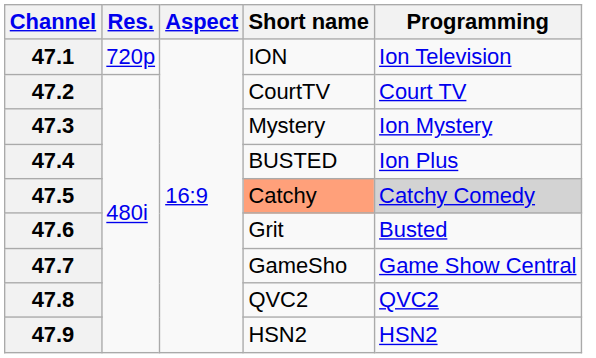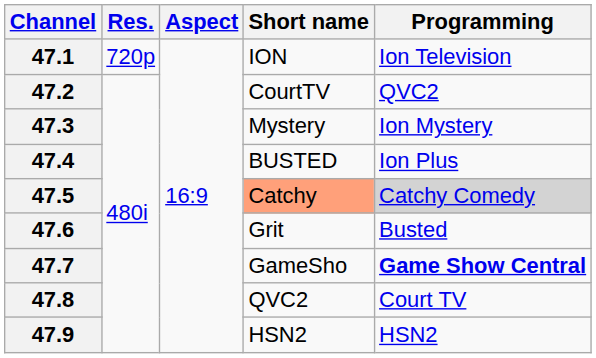(423, 91) Court TV -> (409, 91) QVC2
(478, 265) normal -> (483, 265) bold
(409, 299) QVC2 -> (423, 299) Court TV
